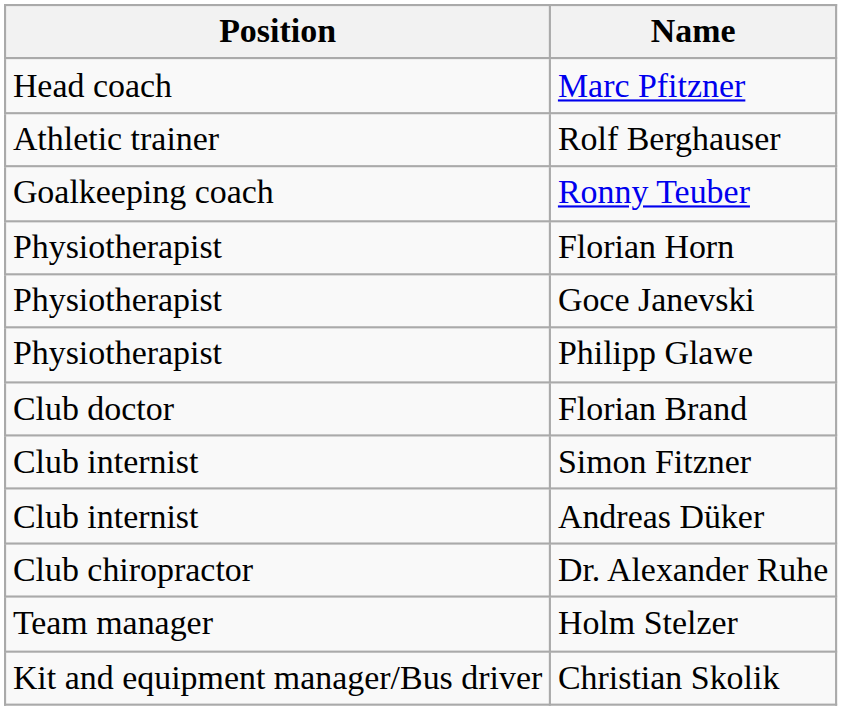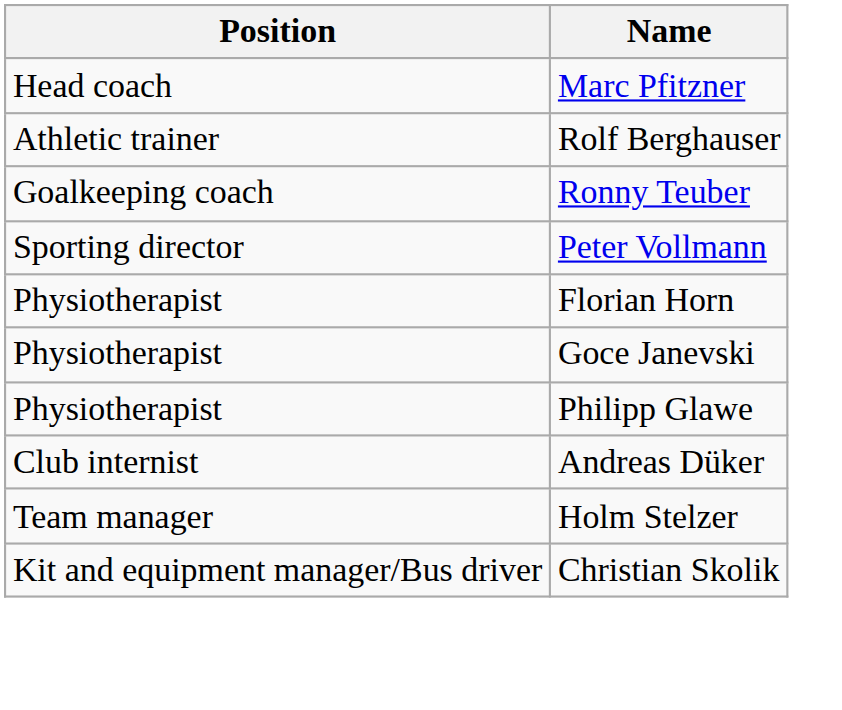+ row: (662, 246)
- row: (653, 407)
- row: (654, 461)
- row: (693, 569)
